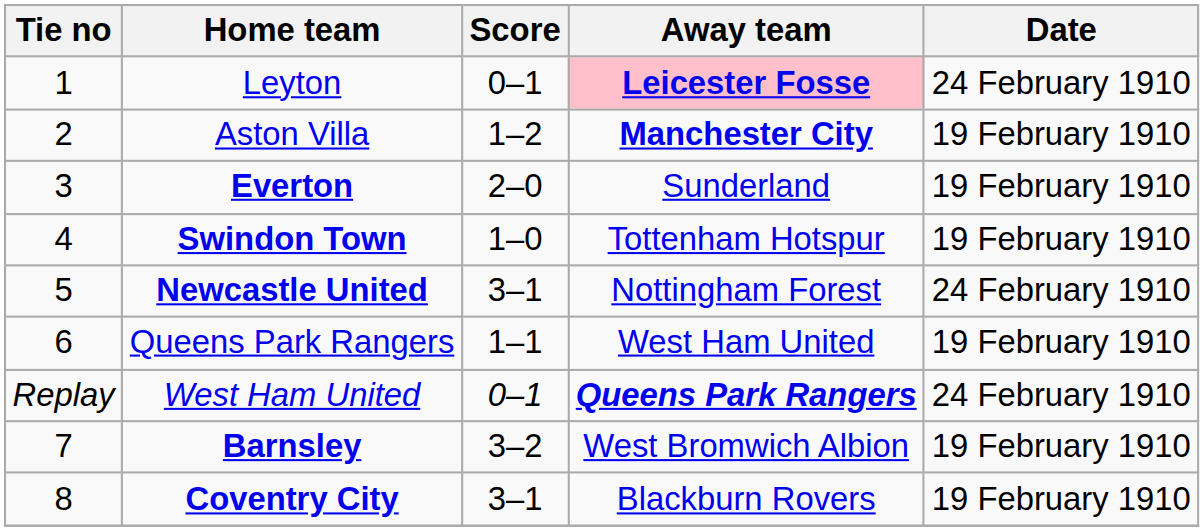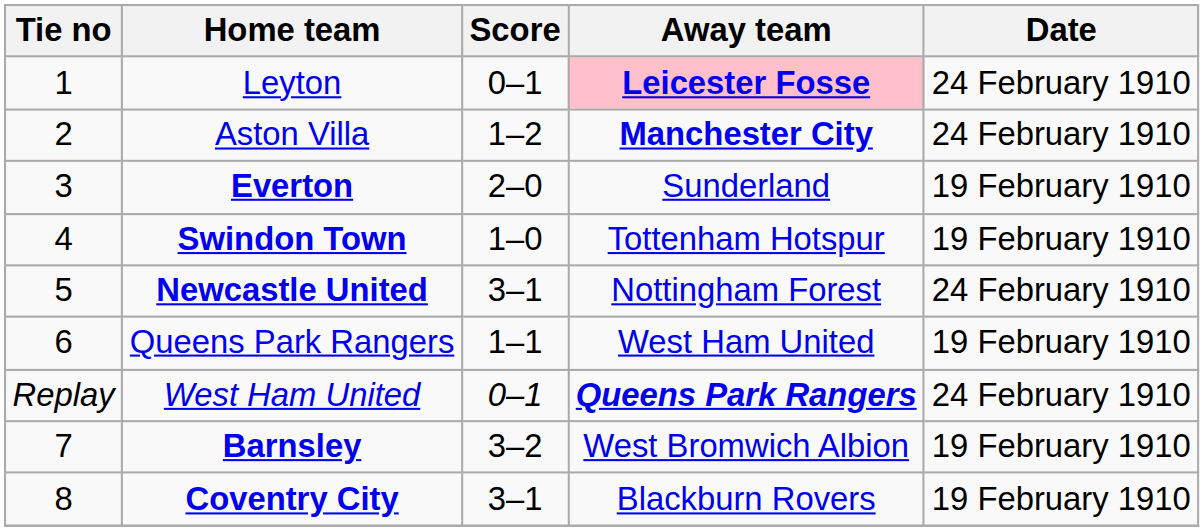(1061, 134) 19 February 1910 -> (1061, 134) 24 February 1910
